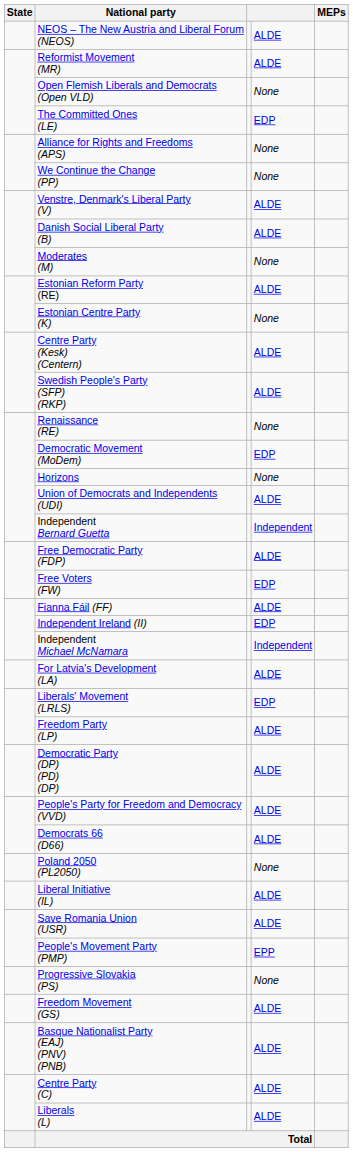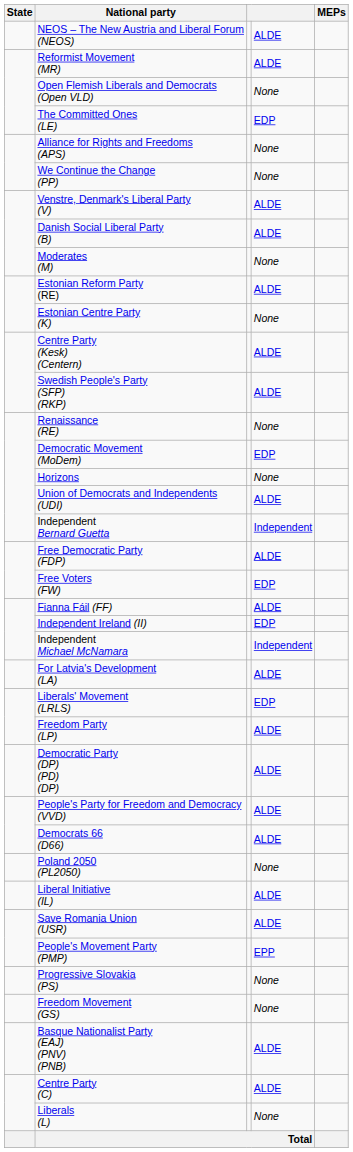(268, 1009) ALDE -> (266, 1009) None
(268, 1117) ALDE -> (266, 1117) None
